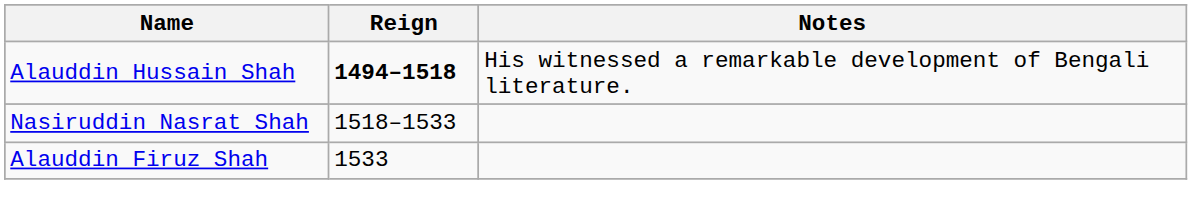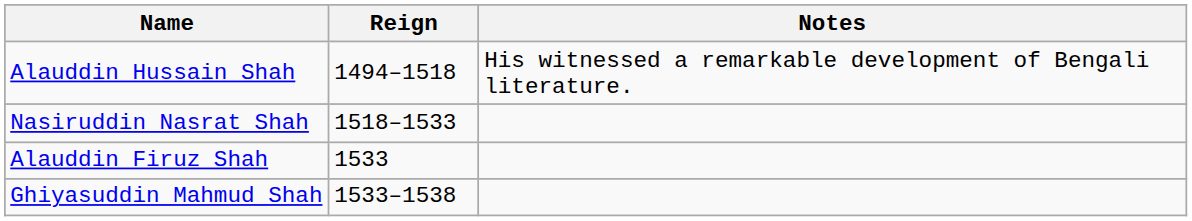(395, 73) bold -> (395, 73) normal
+ row: (166, 197)
